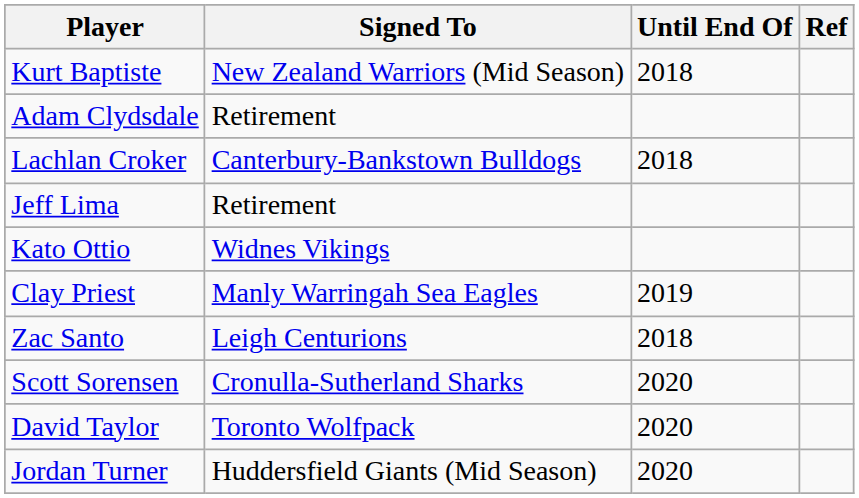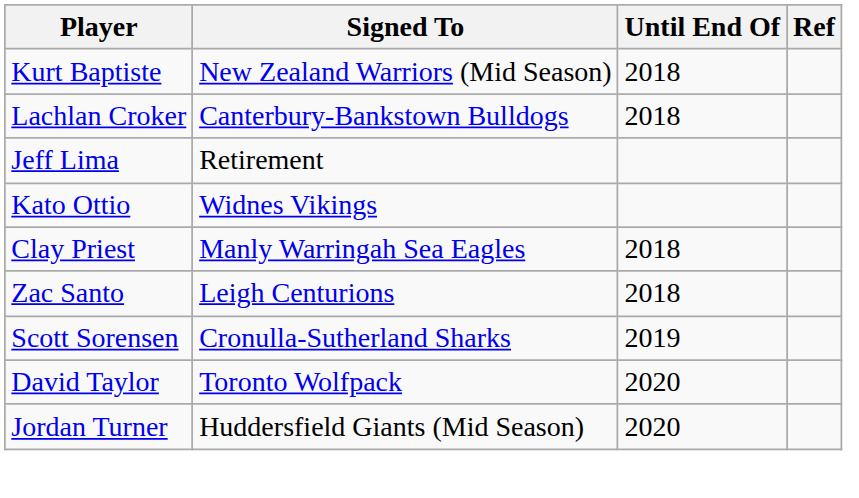- row: (105, 115)
(665, 293) 2019 -> (653, 248) 2018
(665, 381) 2020 -> (653, 337) 2019
